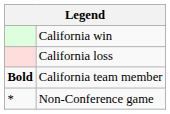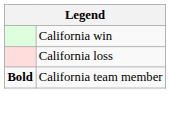- row: (96, 98)
